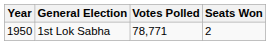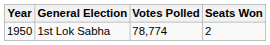(150, 31) 78,771 -> (150, 31) 78,774
